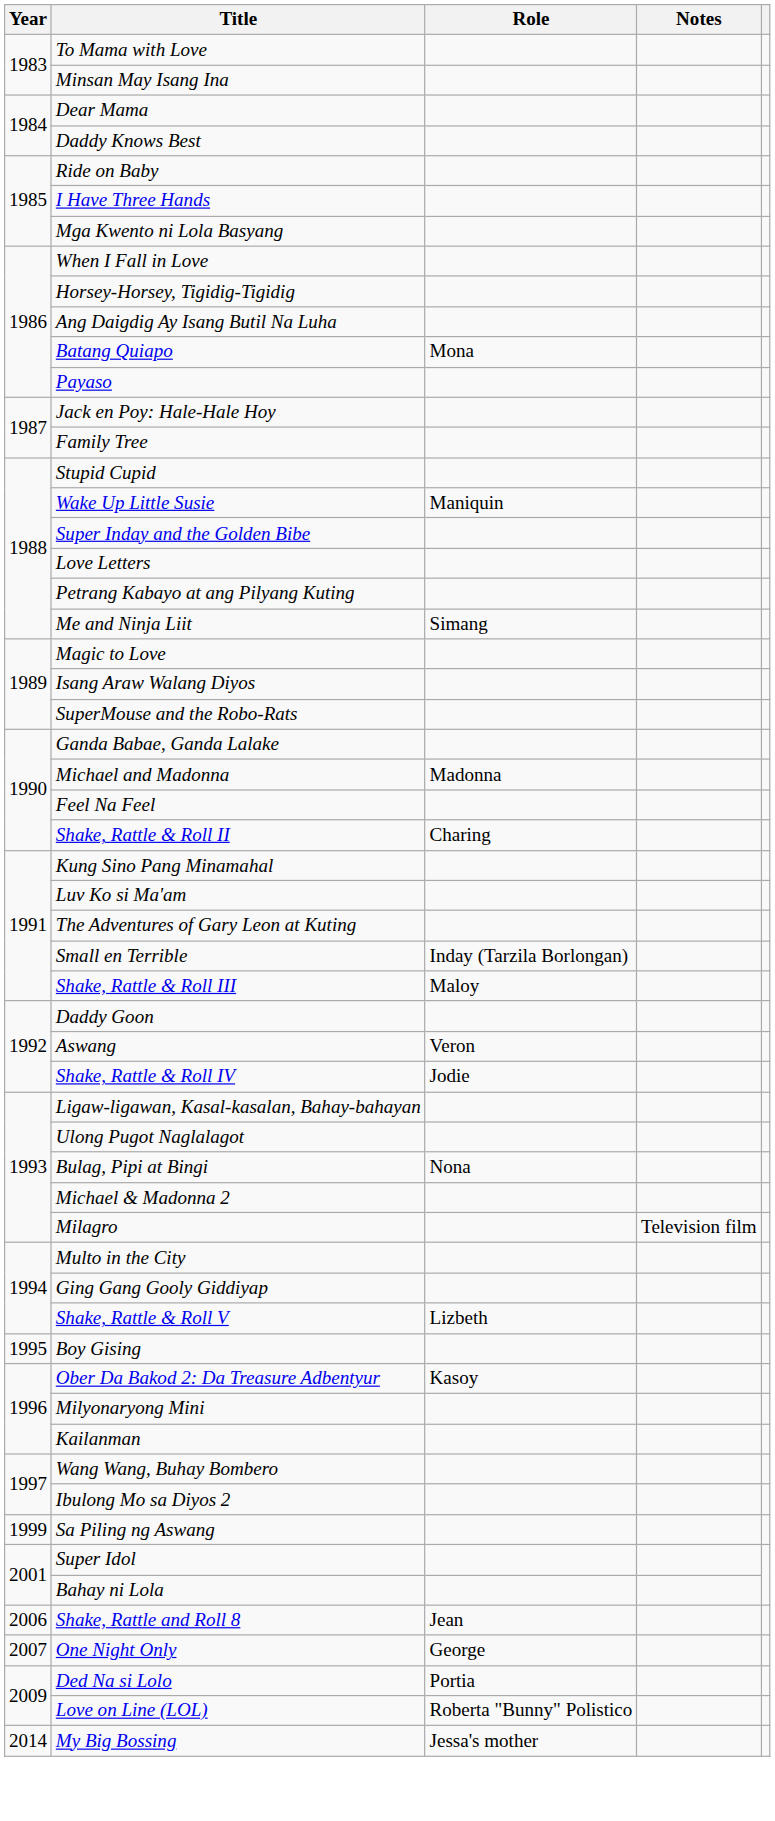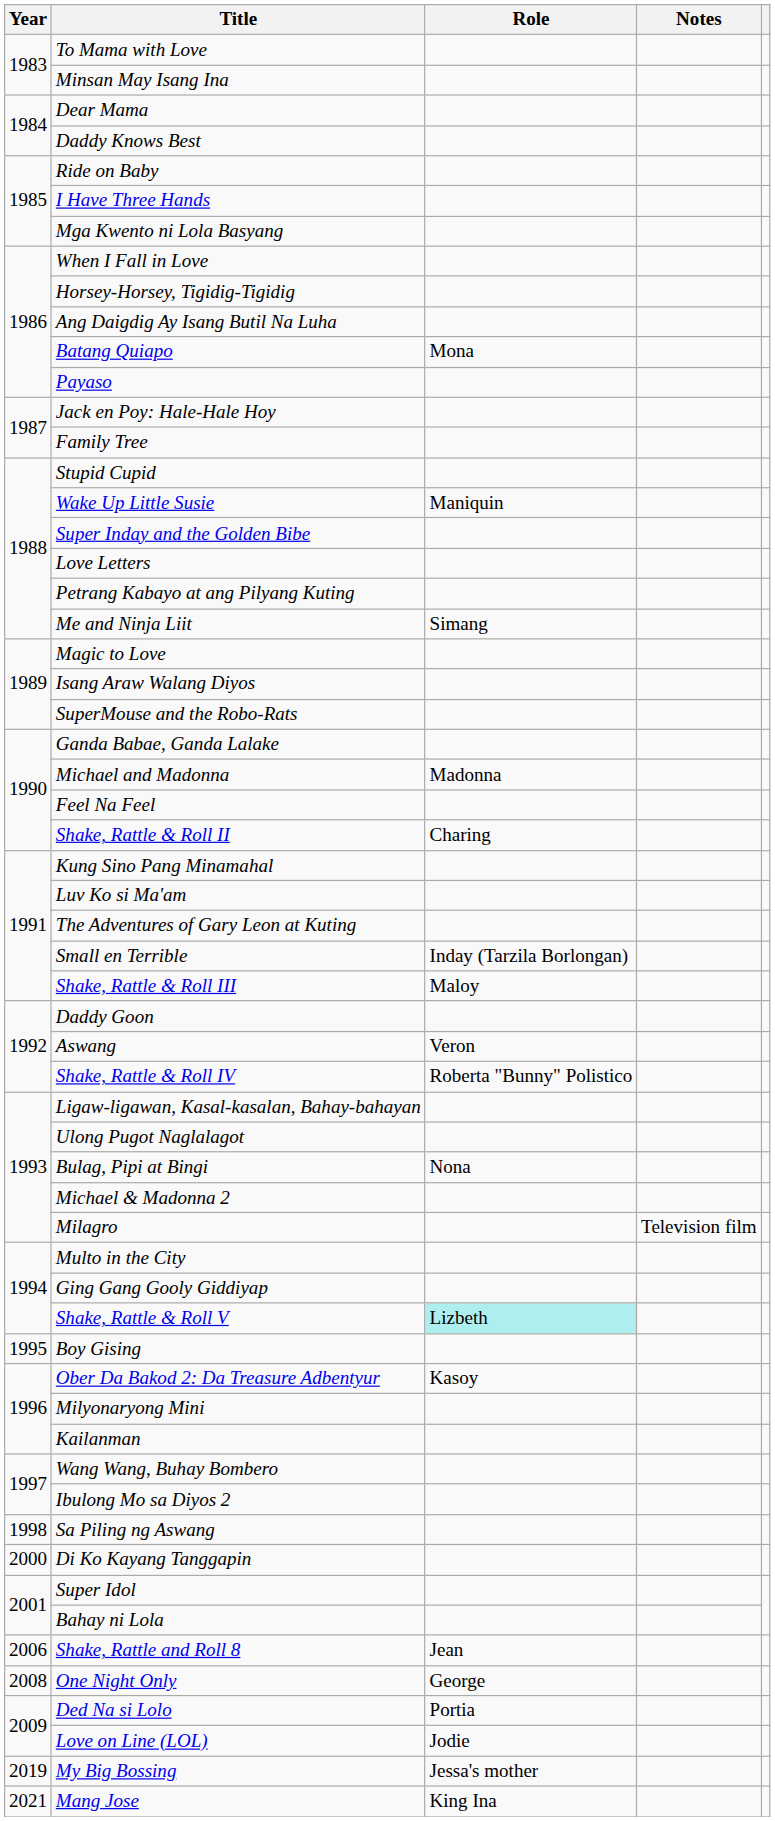(450, 1076) Jodie -> (531, 1076) Roberta "Bunny" Polistico
(459, 1318) no background -> (459, 1318) paleturquoise background
(28, 1529) 1999 -> (28, 1529) 1998
+ row: (154, 1559)
(28, 1650) 2007 -> (28, 1680) 2008
(531, 1710) Roberta "Bunny" Polistico -> (450, 1740) Jodie
(28, 1740) 2014 -> (28, 1770) 2019
+ row: (97, 1801)
